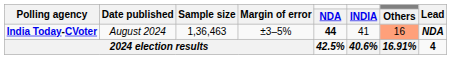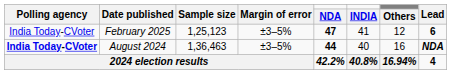+ row: (138, 32)
(364, 32) 41 -> (364, 47) 40
(399, 32) lightsalmon background -> (399, 47) no background
(330, 47) 42.5% -> (330, 62) 42.2%
(364, 47) 40.6% -> (364, 62) 40.8%
(399, 47) 16.91% -> (399, 62) 16.94%
